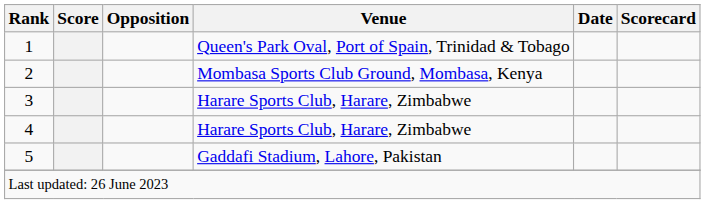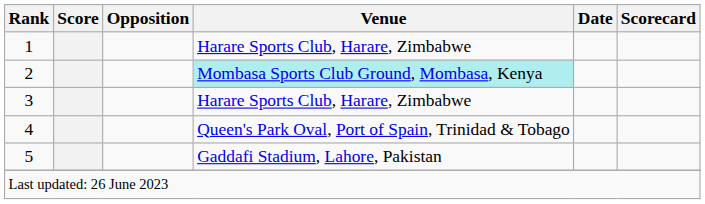(383, 45) Queen's Park Oval, Port of Spain, Trinidad & Tobago -> (334, 45) Harare Sports Club, Harare, Zimbabwe
(370, 73) no background -> (370, 73) paleturquoise background
(334, 128) Harare Sports Club, Harare, Zimbabwe -> (383, 128) Queen's Park Oval, Port of Spain, Trinidad & Tobago
